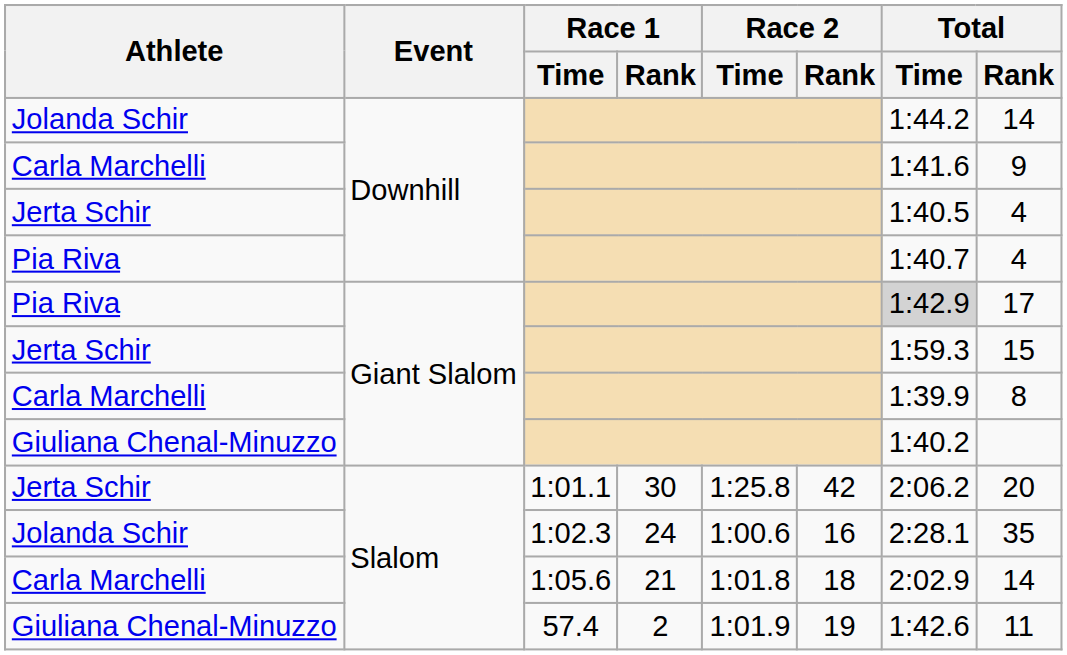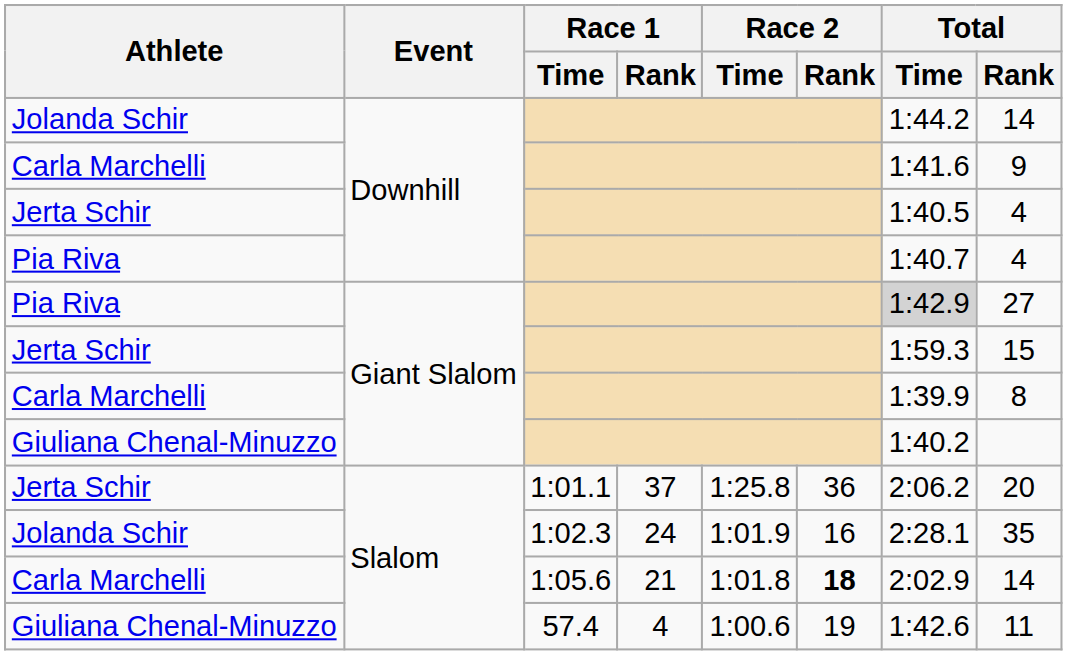(1019, 304) 17 -> (1019, 304) 27
(660, 488) 30 -> (660, 488) 37
(840, 488) 42 -> (840, 488) 36
(750, 534) 1:00.6 -> (750, 534) 1:01.9
(840, 580) normal -> (840, 580) bold
(660, 626) 2 -> (660, 626) 4
(750, 626) 1:01.9 -> (750, 626) 1:00.6
